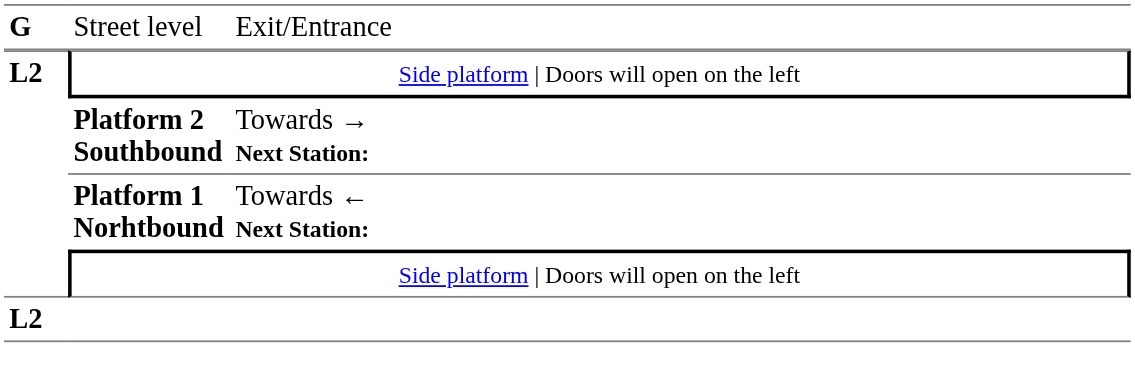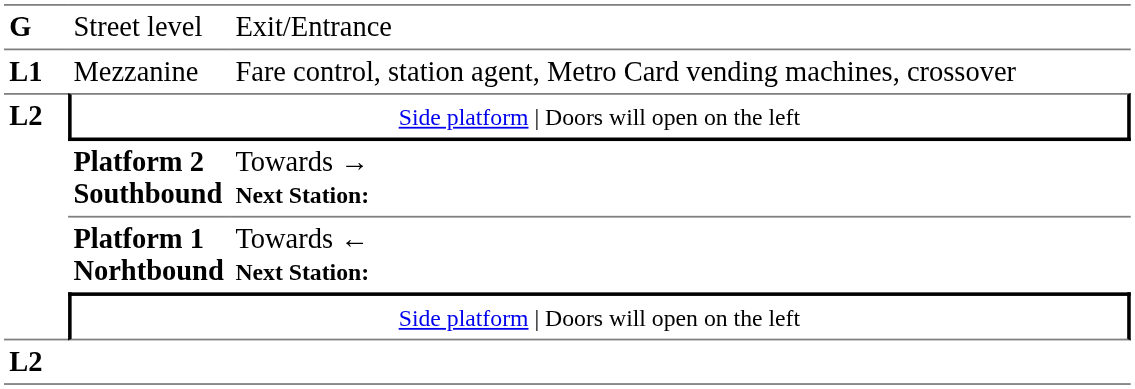+ row: (136, 71)
